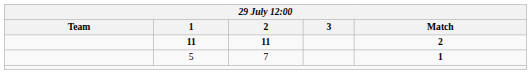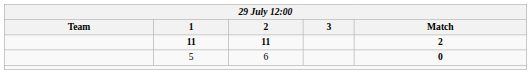(266, 57) 7 -> (266, 57) 6
(440, 57) 1 -> (440, 57) 0
